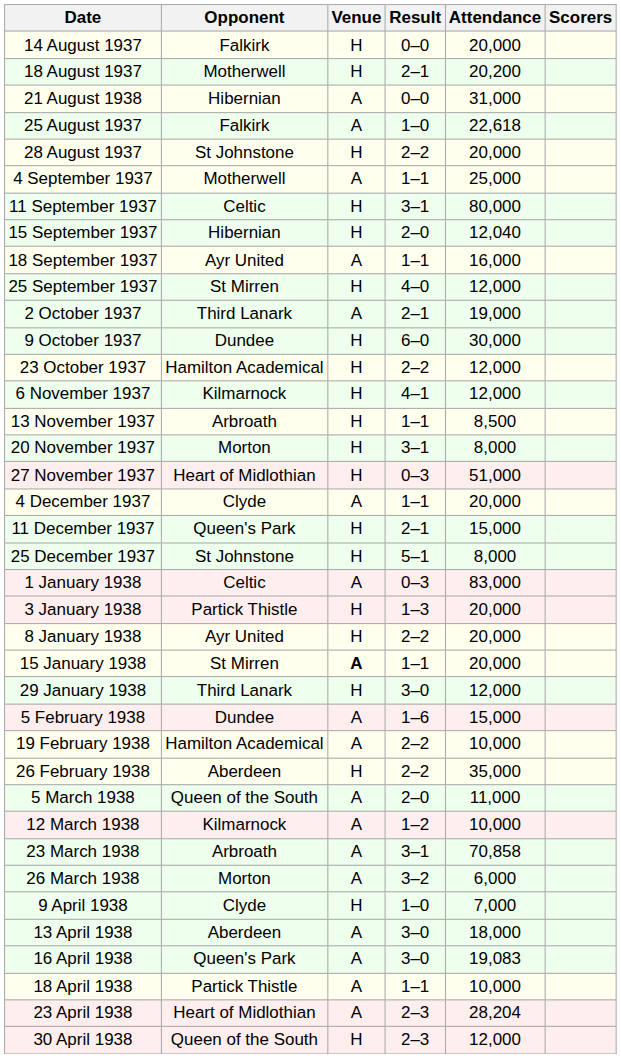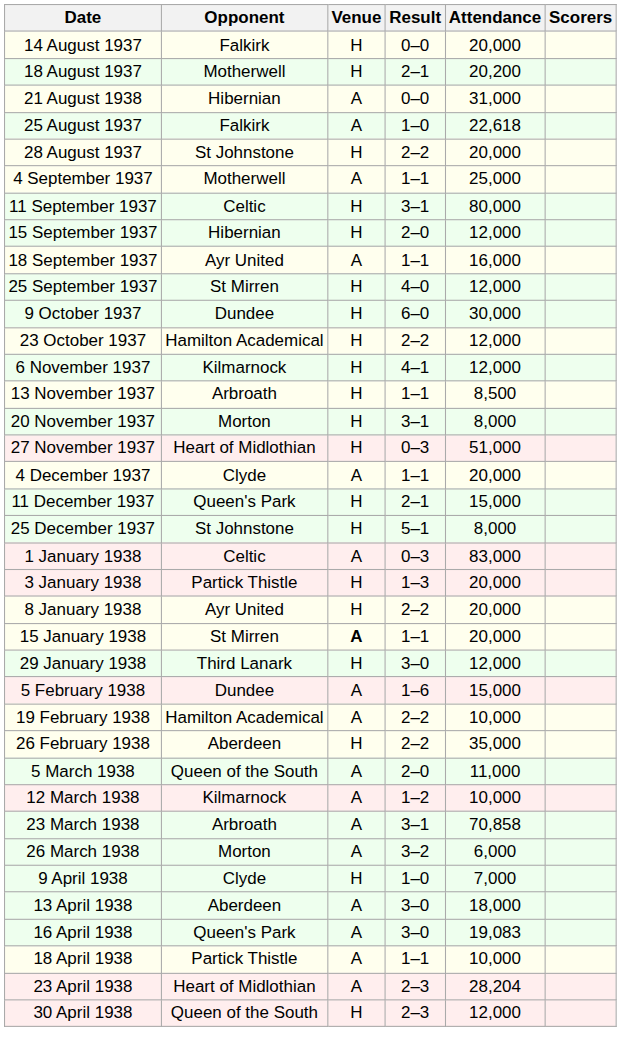(495, 233) 12,040 -> (495, 233) 12,000
- row: (83, 313)
